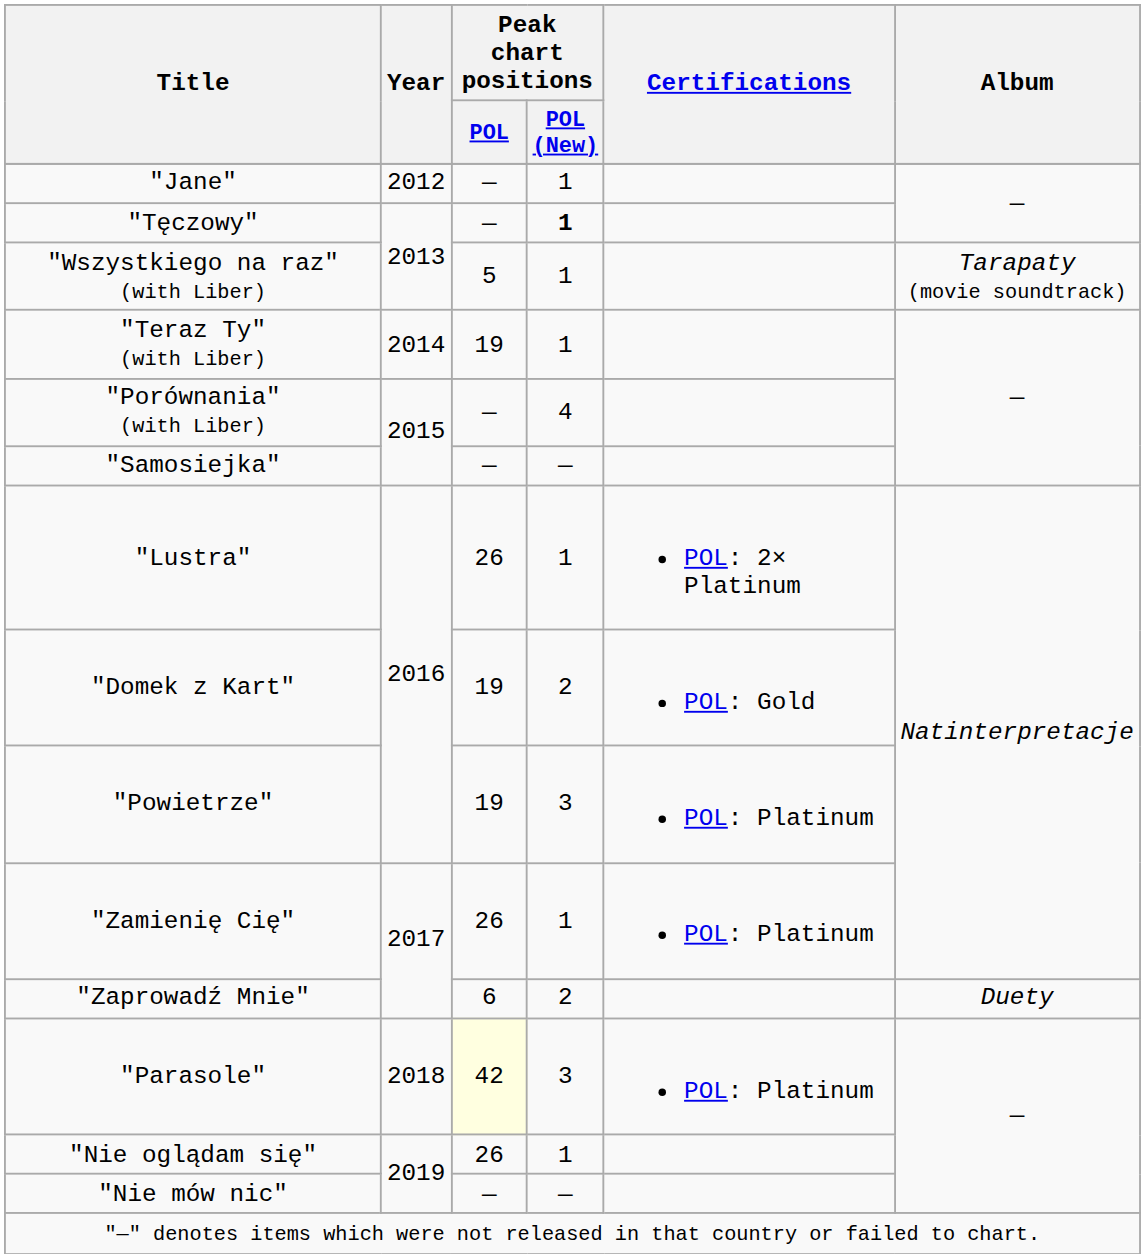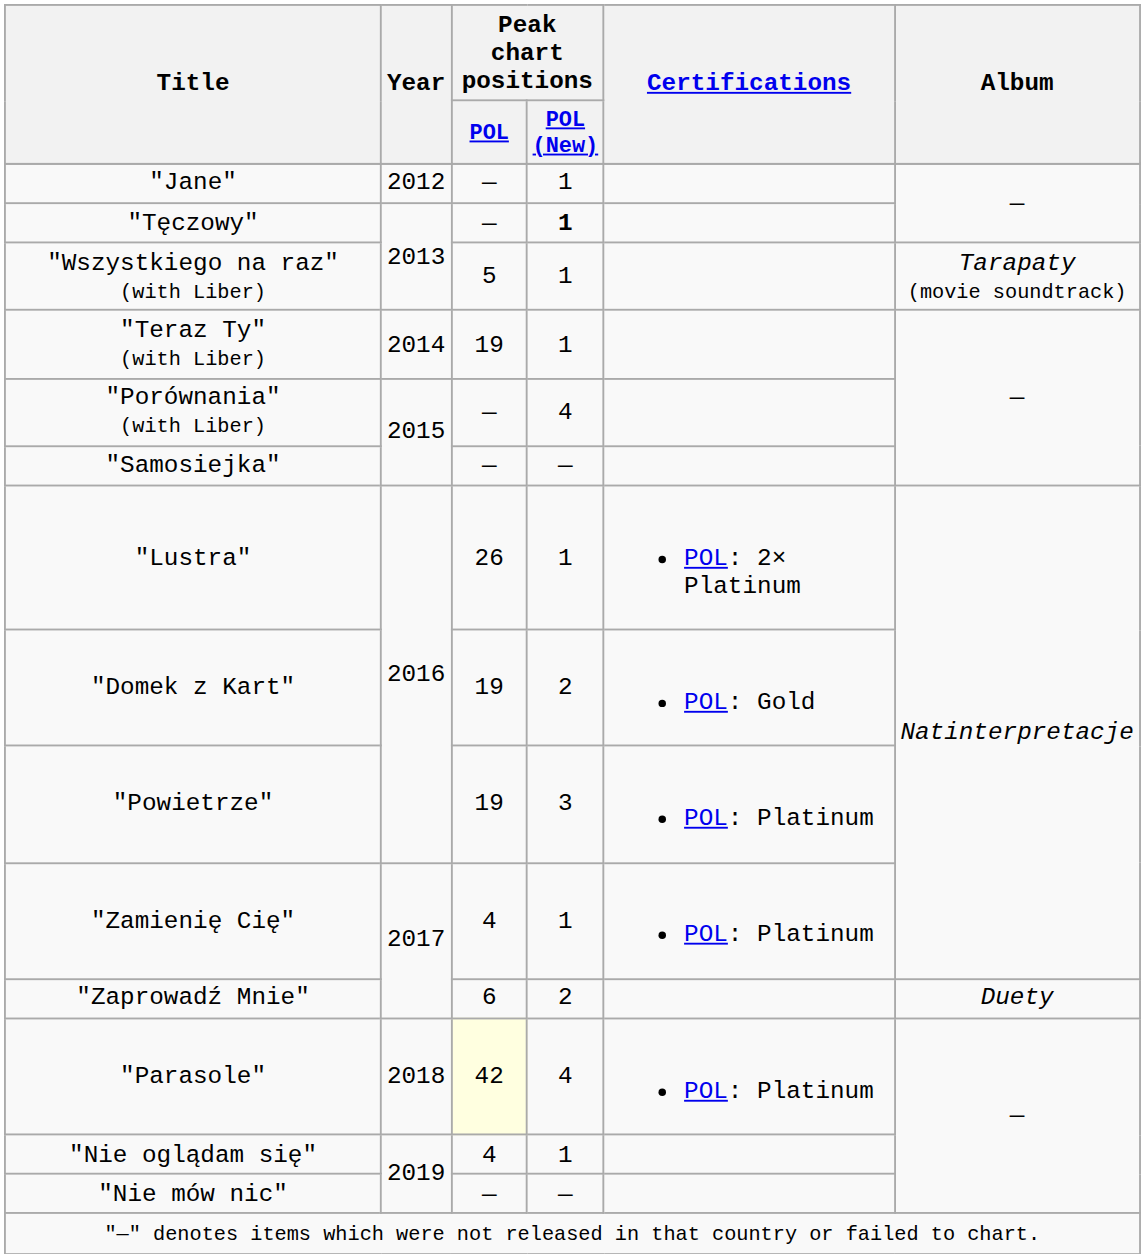(489, 921) 26 -> (489, 921) 4
(565, 1076) 3 -> (565, 1076) 4
(489, 1154) 26 -> (489, 1154) 4
